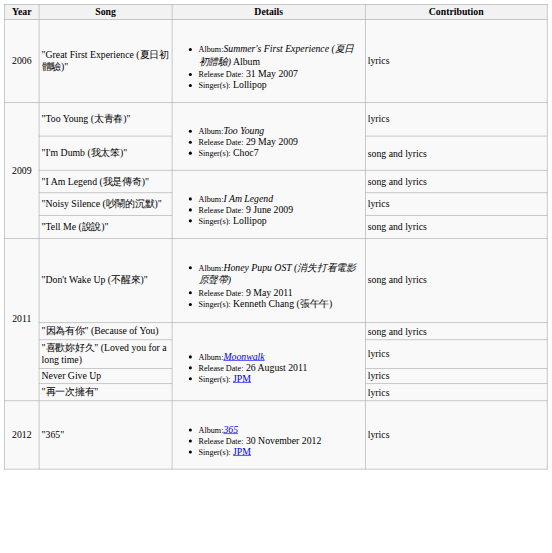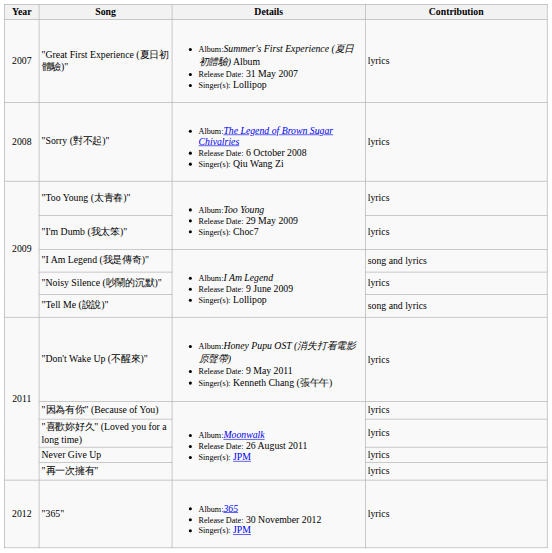(22, 61) 2006 -> (22, 61) 2007
+ row: (75, 141)
(397, 153) song and lyrics -> (379, 232) lyrics
(397, 280) song and lyrics -> (379, 359) lyrics
(397, 331) song and lyrics -> (379, 410) lyrics
